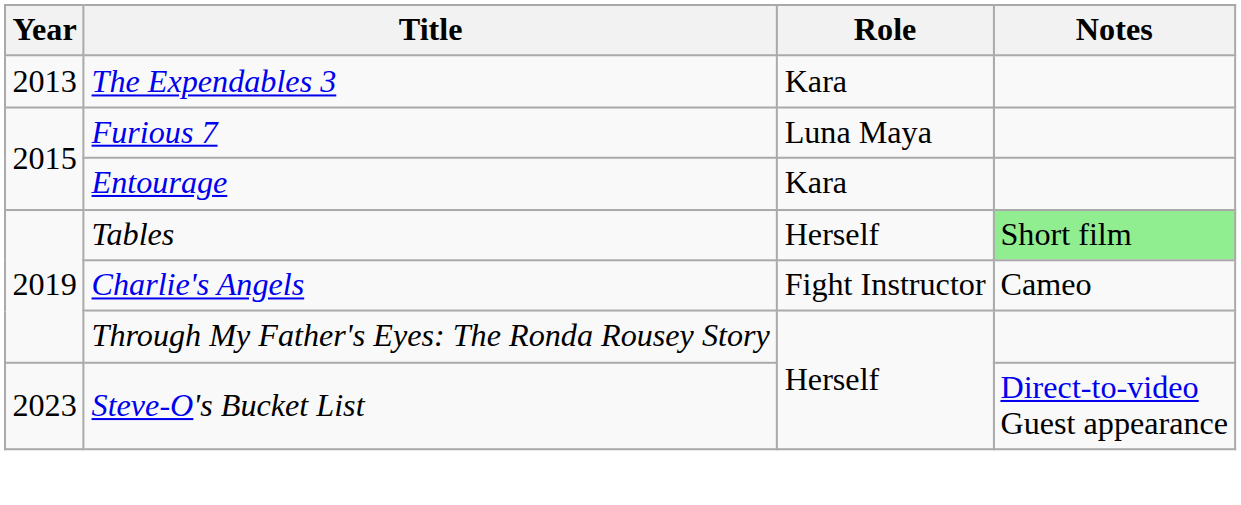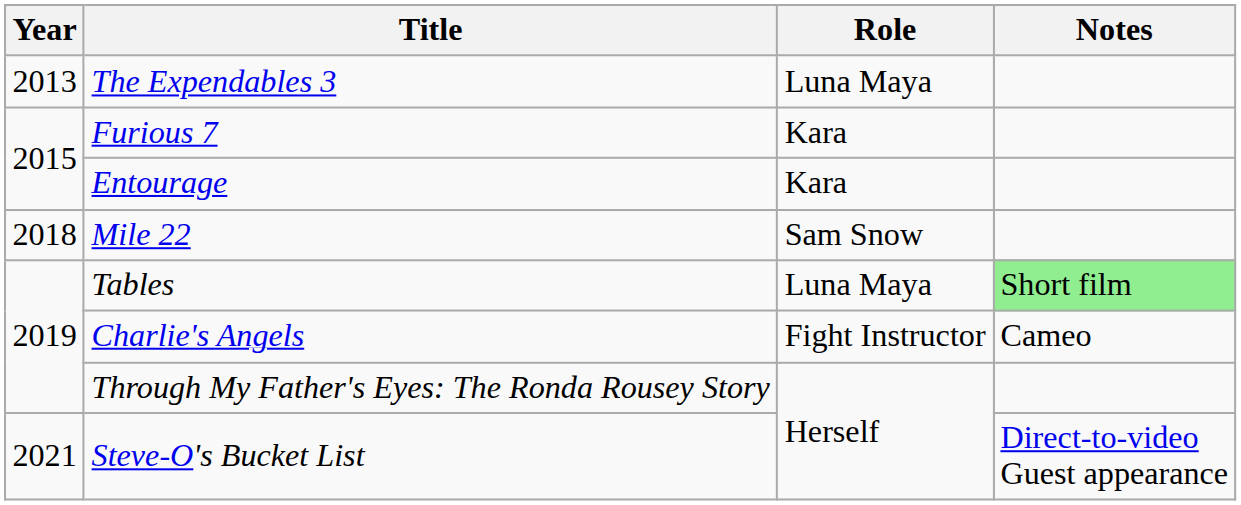(816, 81) Kara -> (858, 81) Luna Maya
(858, 132) Luna Maya -> (816, 132) Kara
+ row: (141, 234)
(832, 234) Herself -> (858, 285) Luna Maya
(45, 405) 2023 -> (45, 456) 2021
